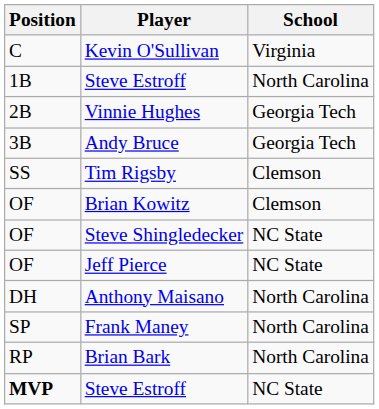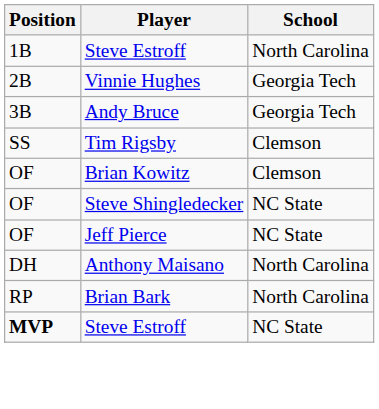- row: (16, 50)
- row: (20, 326)
